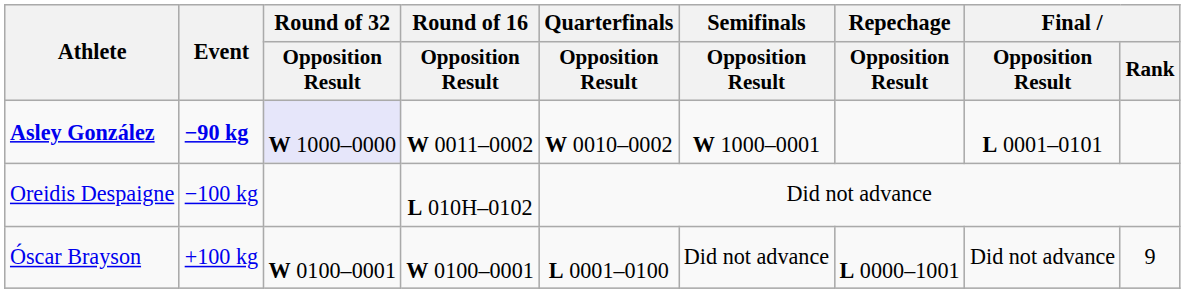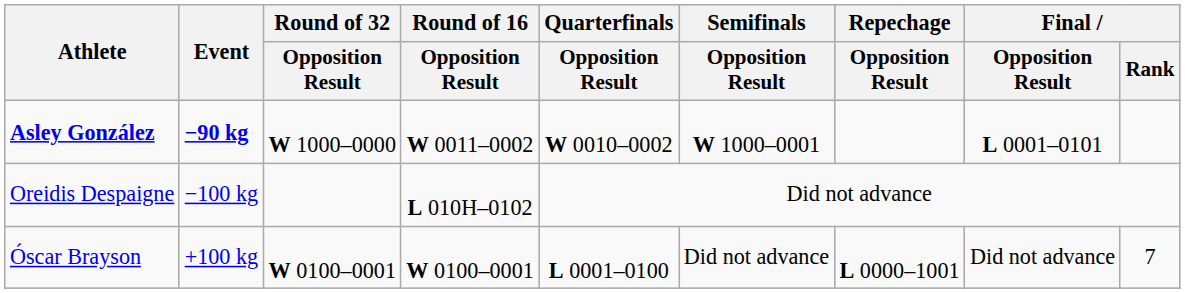(332, 145) lavender background -> (332, 145) no background
(1150, 257) 9 -> (1150, 257) 7
